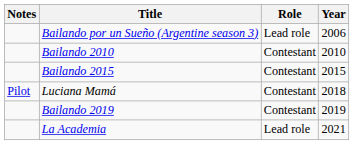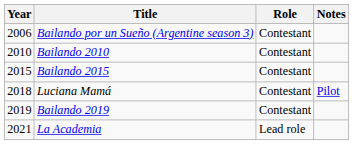columns swapped: (334, 14) <-> (22, 14)
(287, 33) Lead role -> (285, 33) Contestant
